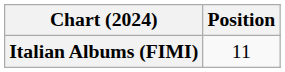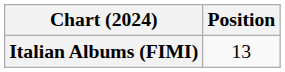(241, 51) 11 -> (241, 51) 13
